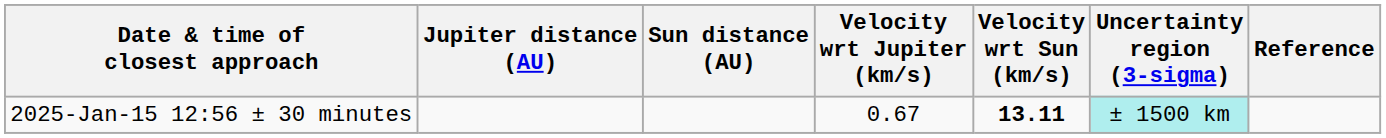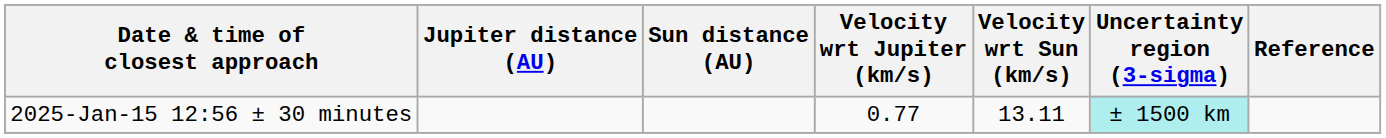(893, 114) 0.67 -> (893, 114) 0.77
(1032, 114) bold -> (1032, 114) normal
